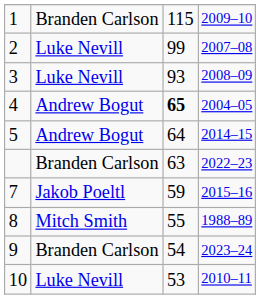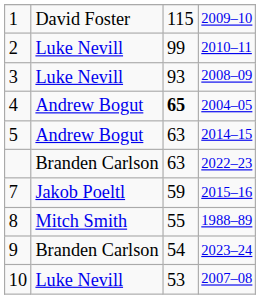(97, 18) Branden Carlson -> (83, 18) David Foster
(227, 47) 2007–08 -> (227, 47) 2010–11
(176, 134) 64 -> (176, 134) 63
(227, 279) 2010–11 -> (227, 279) 2007–08
